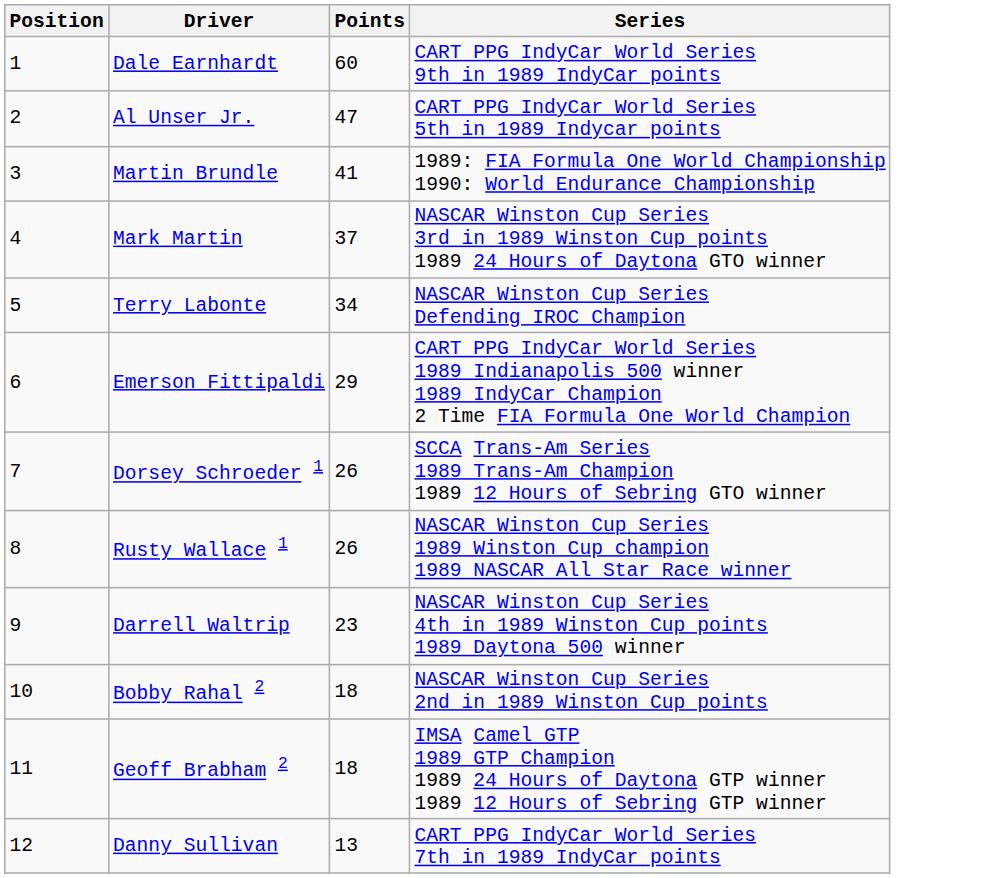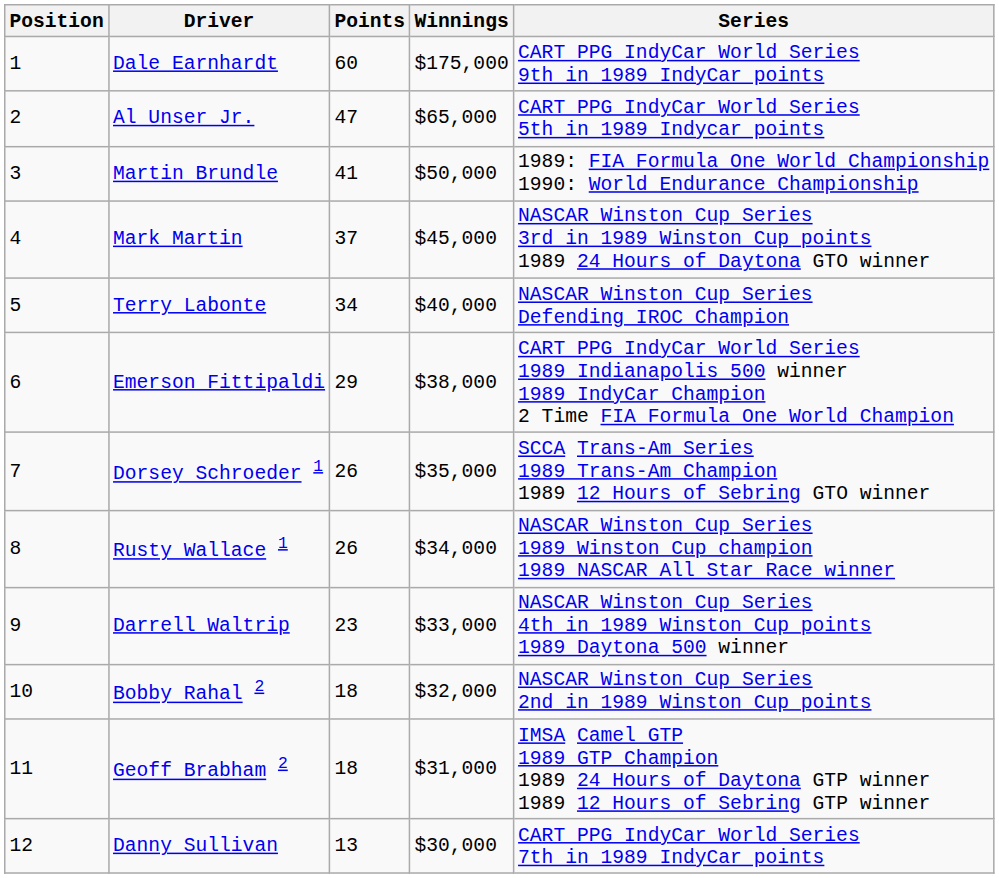+ column: (462, 21)
